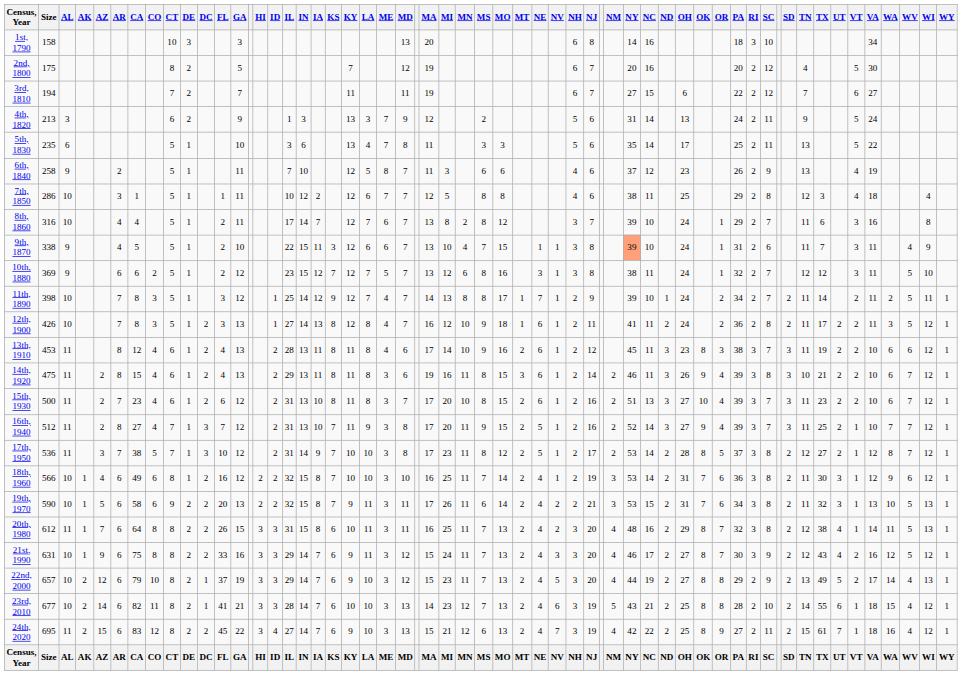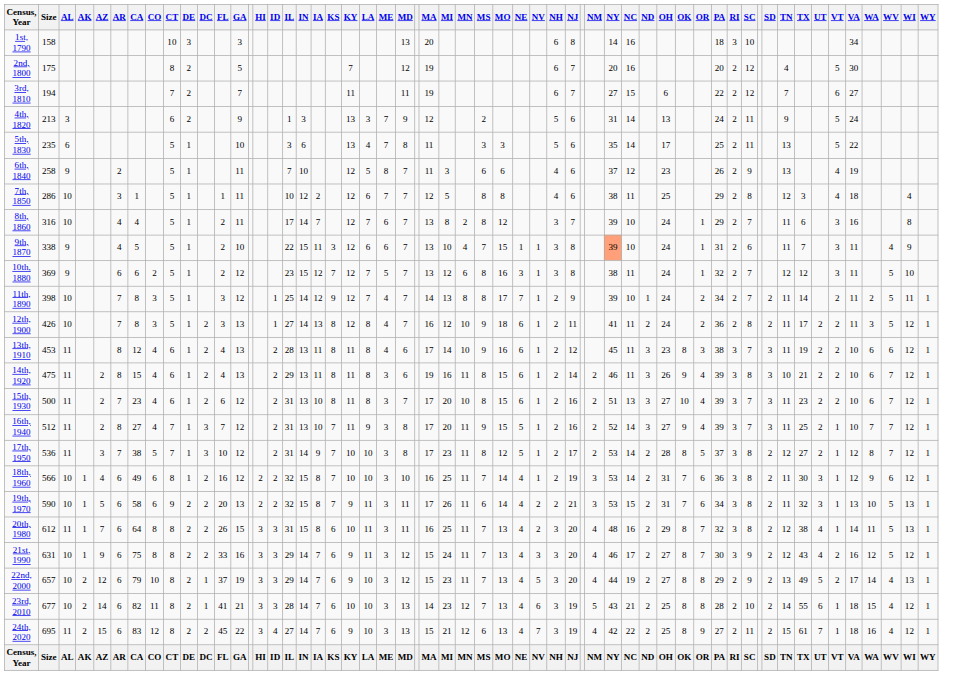- column: (522, 17)
